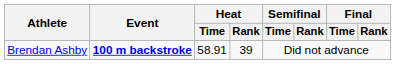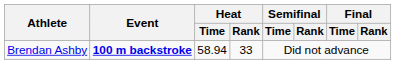(212, 50) 58.91 -> (212, 50) 58.94
(246, 50) 39 -> (246, 50) 33
